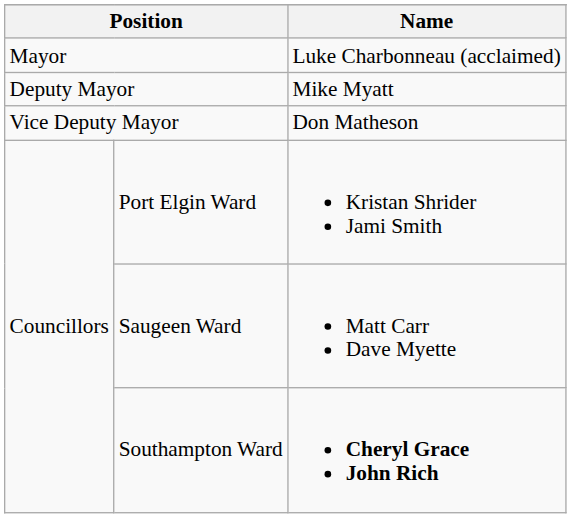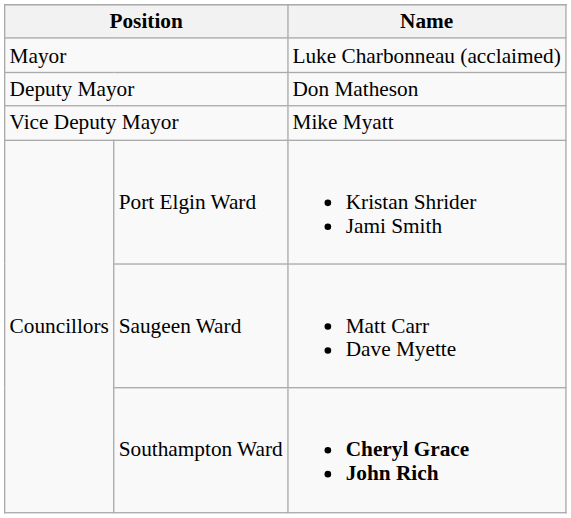(343, 88) Mike Myatt -> (355, 88) Don Matheson
(355, 122) Don Matheson -> (343, 122) Mike Myatt
